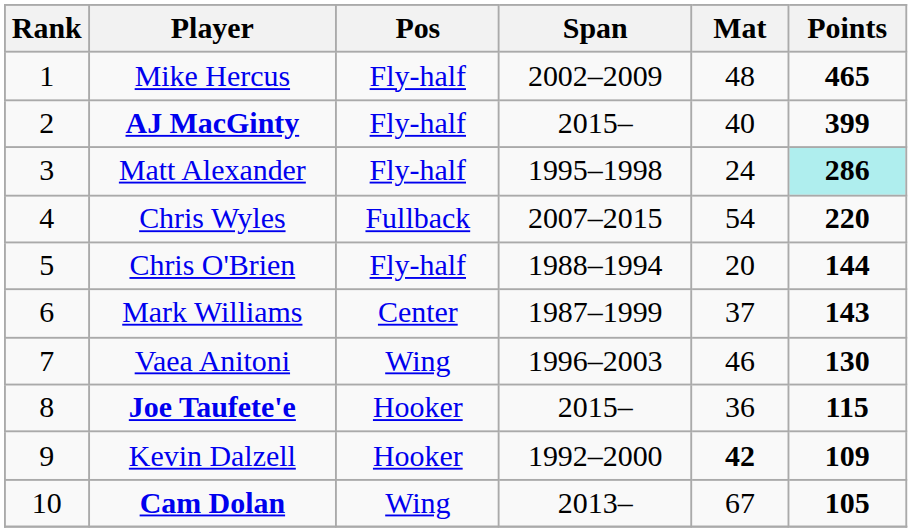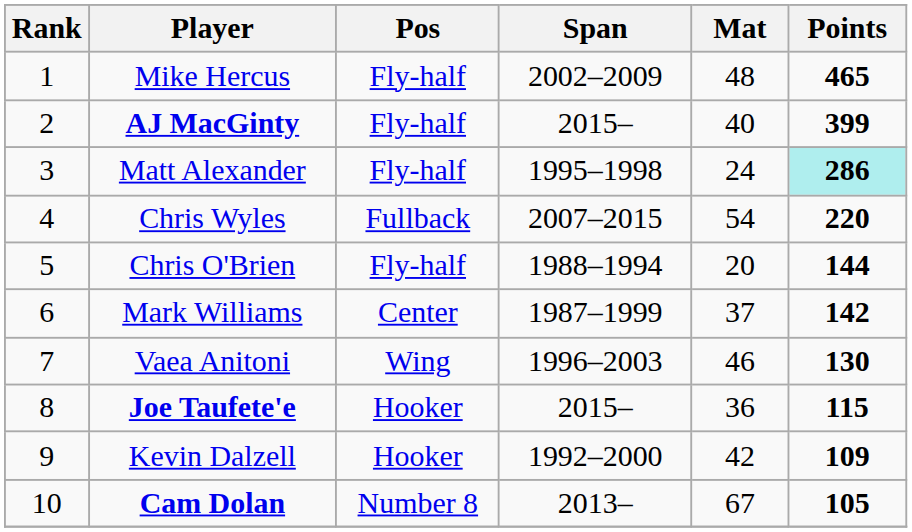(847, 312) 143 -> (847, 312) 142
(740, 455) bold -> (740, 455) normal
(418, 502) Wing -> (418, 502) Number 8
